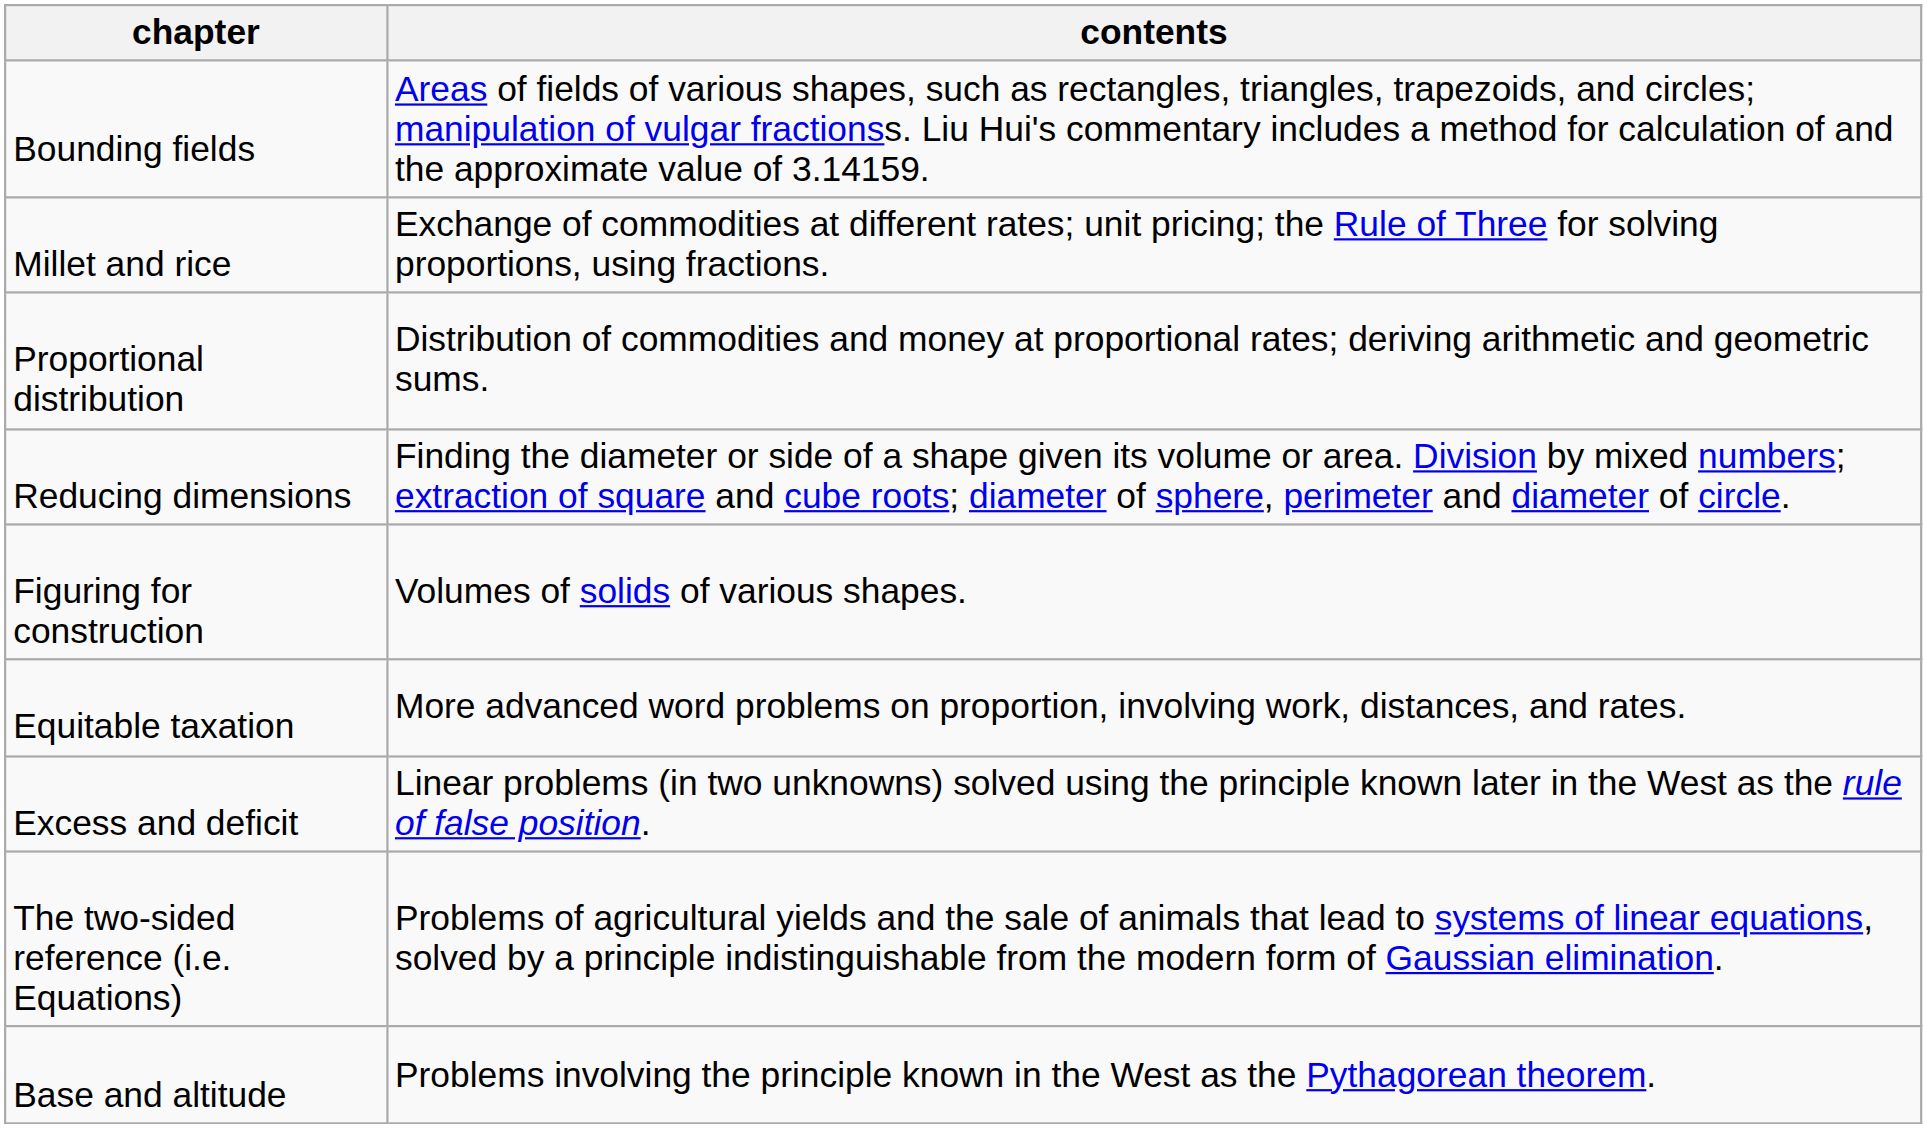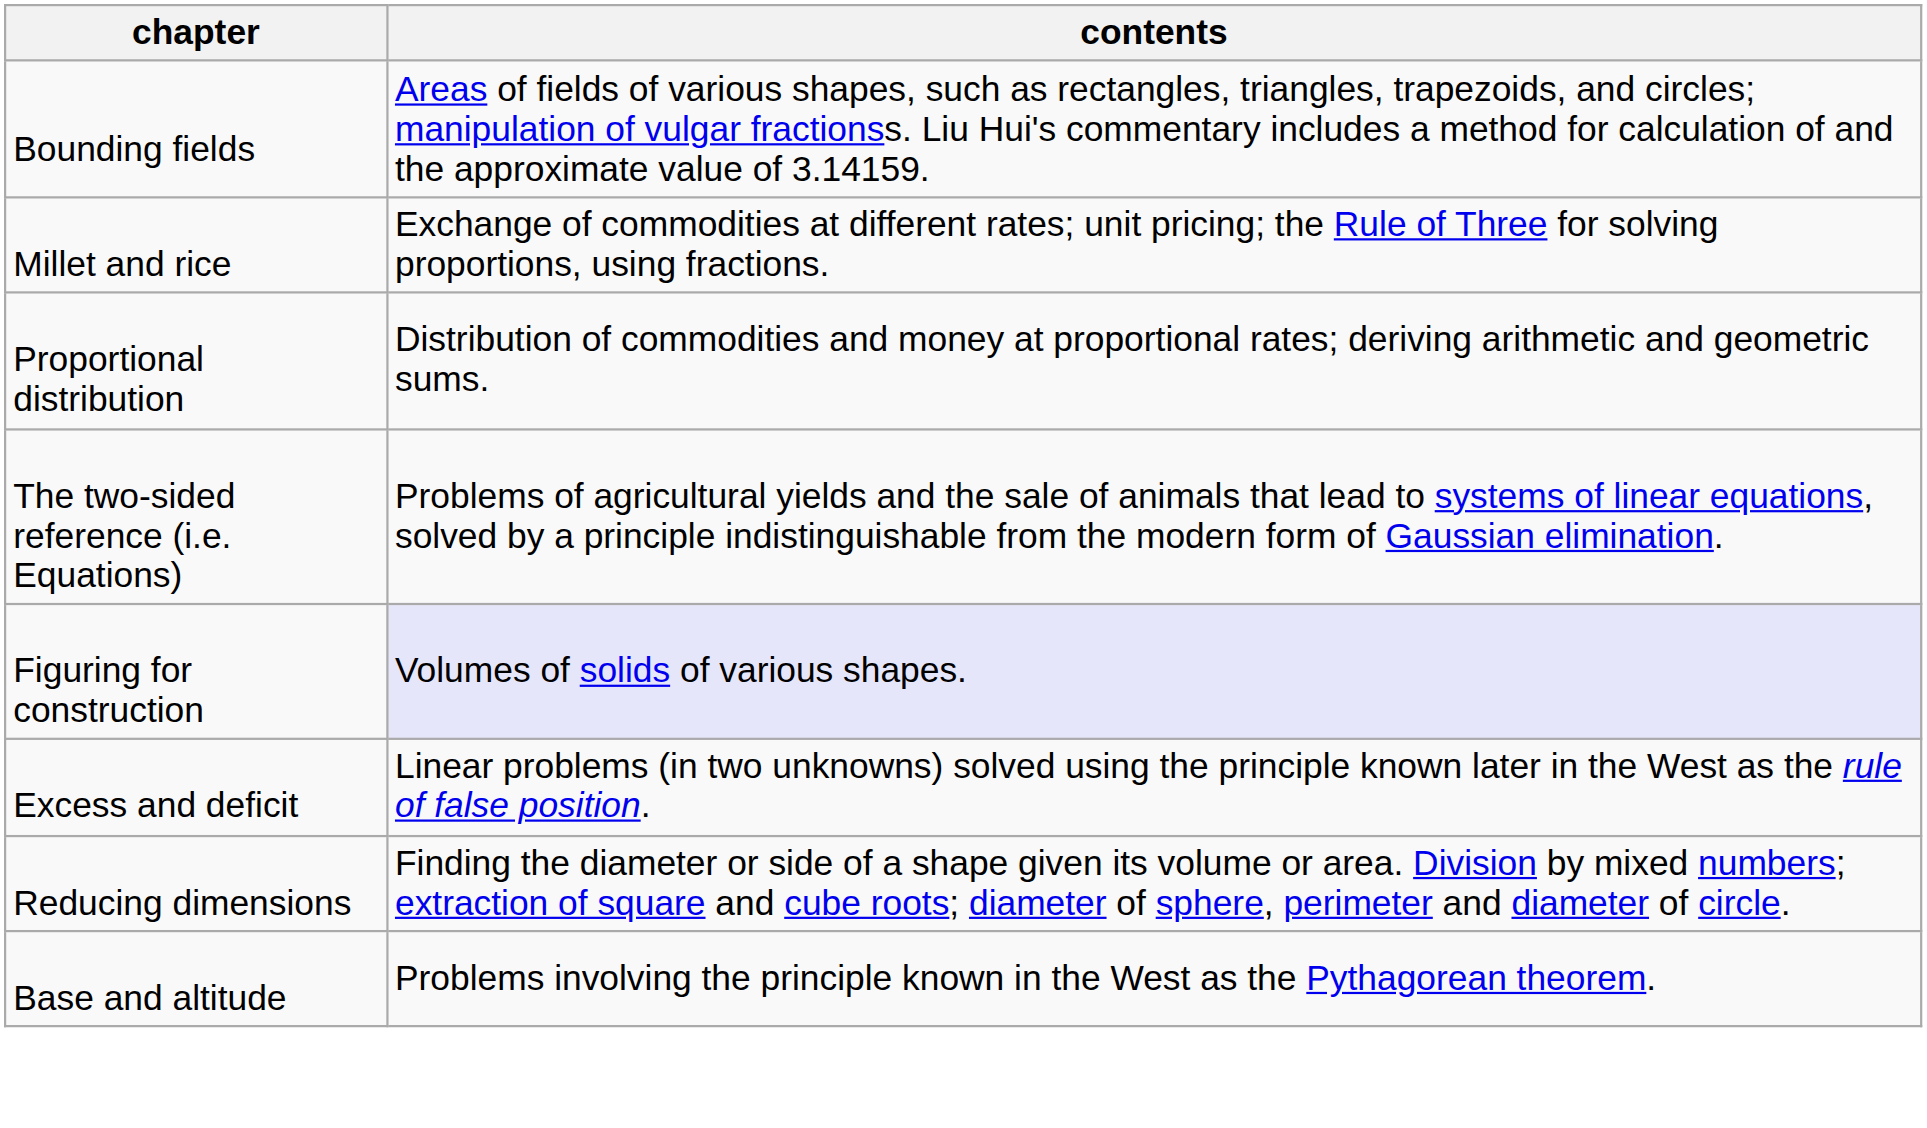rows swapped: (182, 495) <-> (124, 958)
(681, 591) no background -> (681, 670) lavender background
- row: (154, 727)
